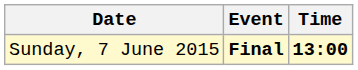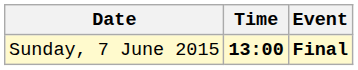columns swapped: (320, 20) <-> (256, 20)
